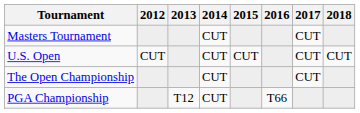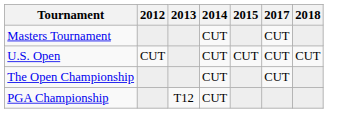- column: (277, 15)
